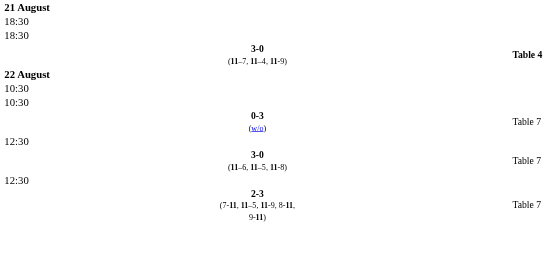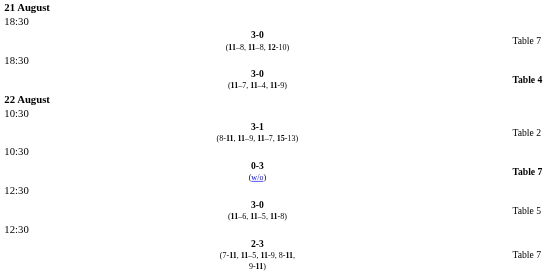+ row: (109, 41)
+ row: (109, 133)
(527, 122) normal -> (527, 171) bold
(527, 160) Table 7 -> (527, 210) Table 5
